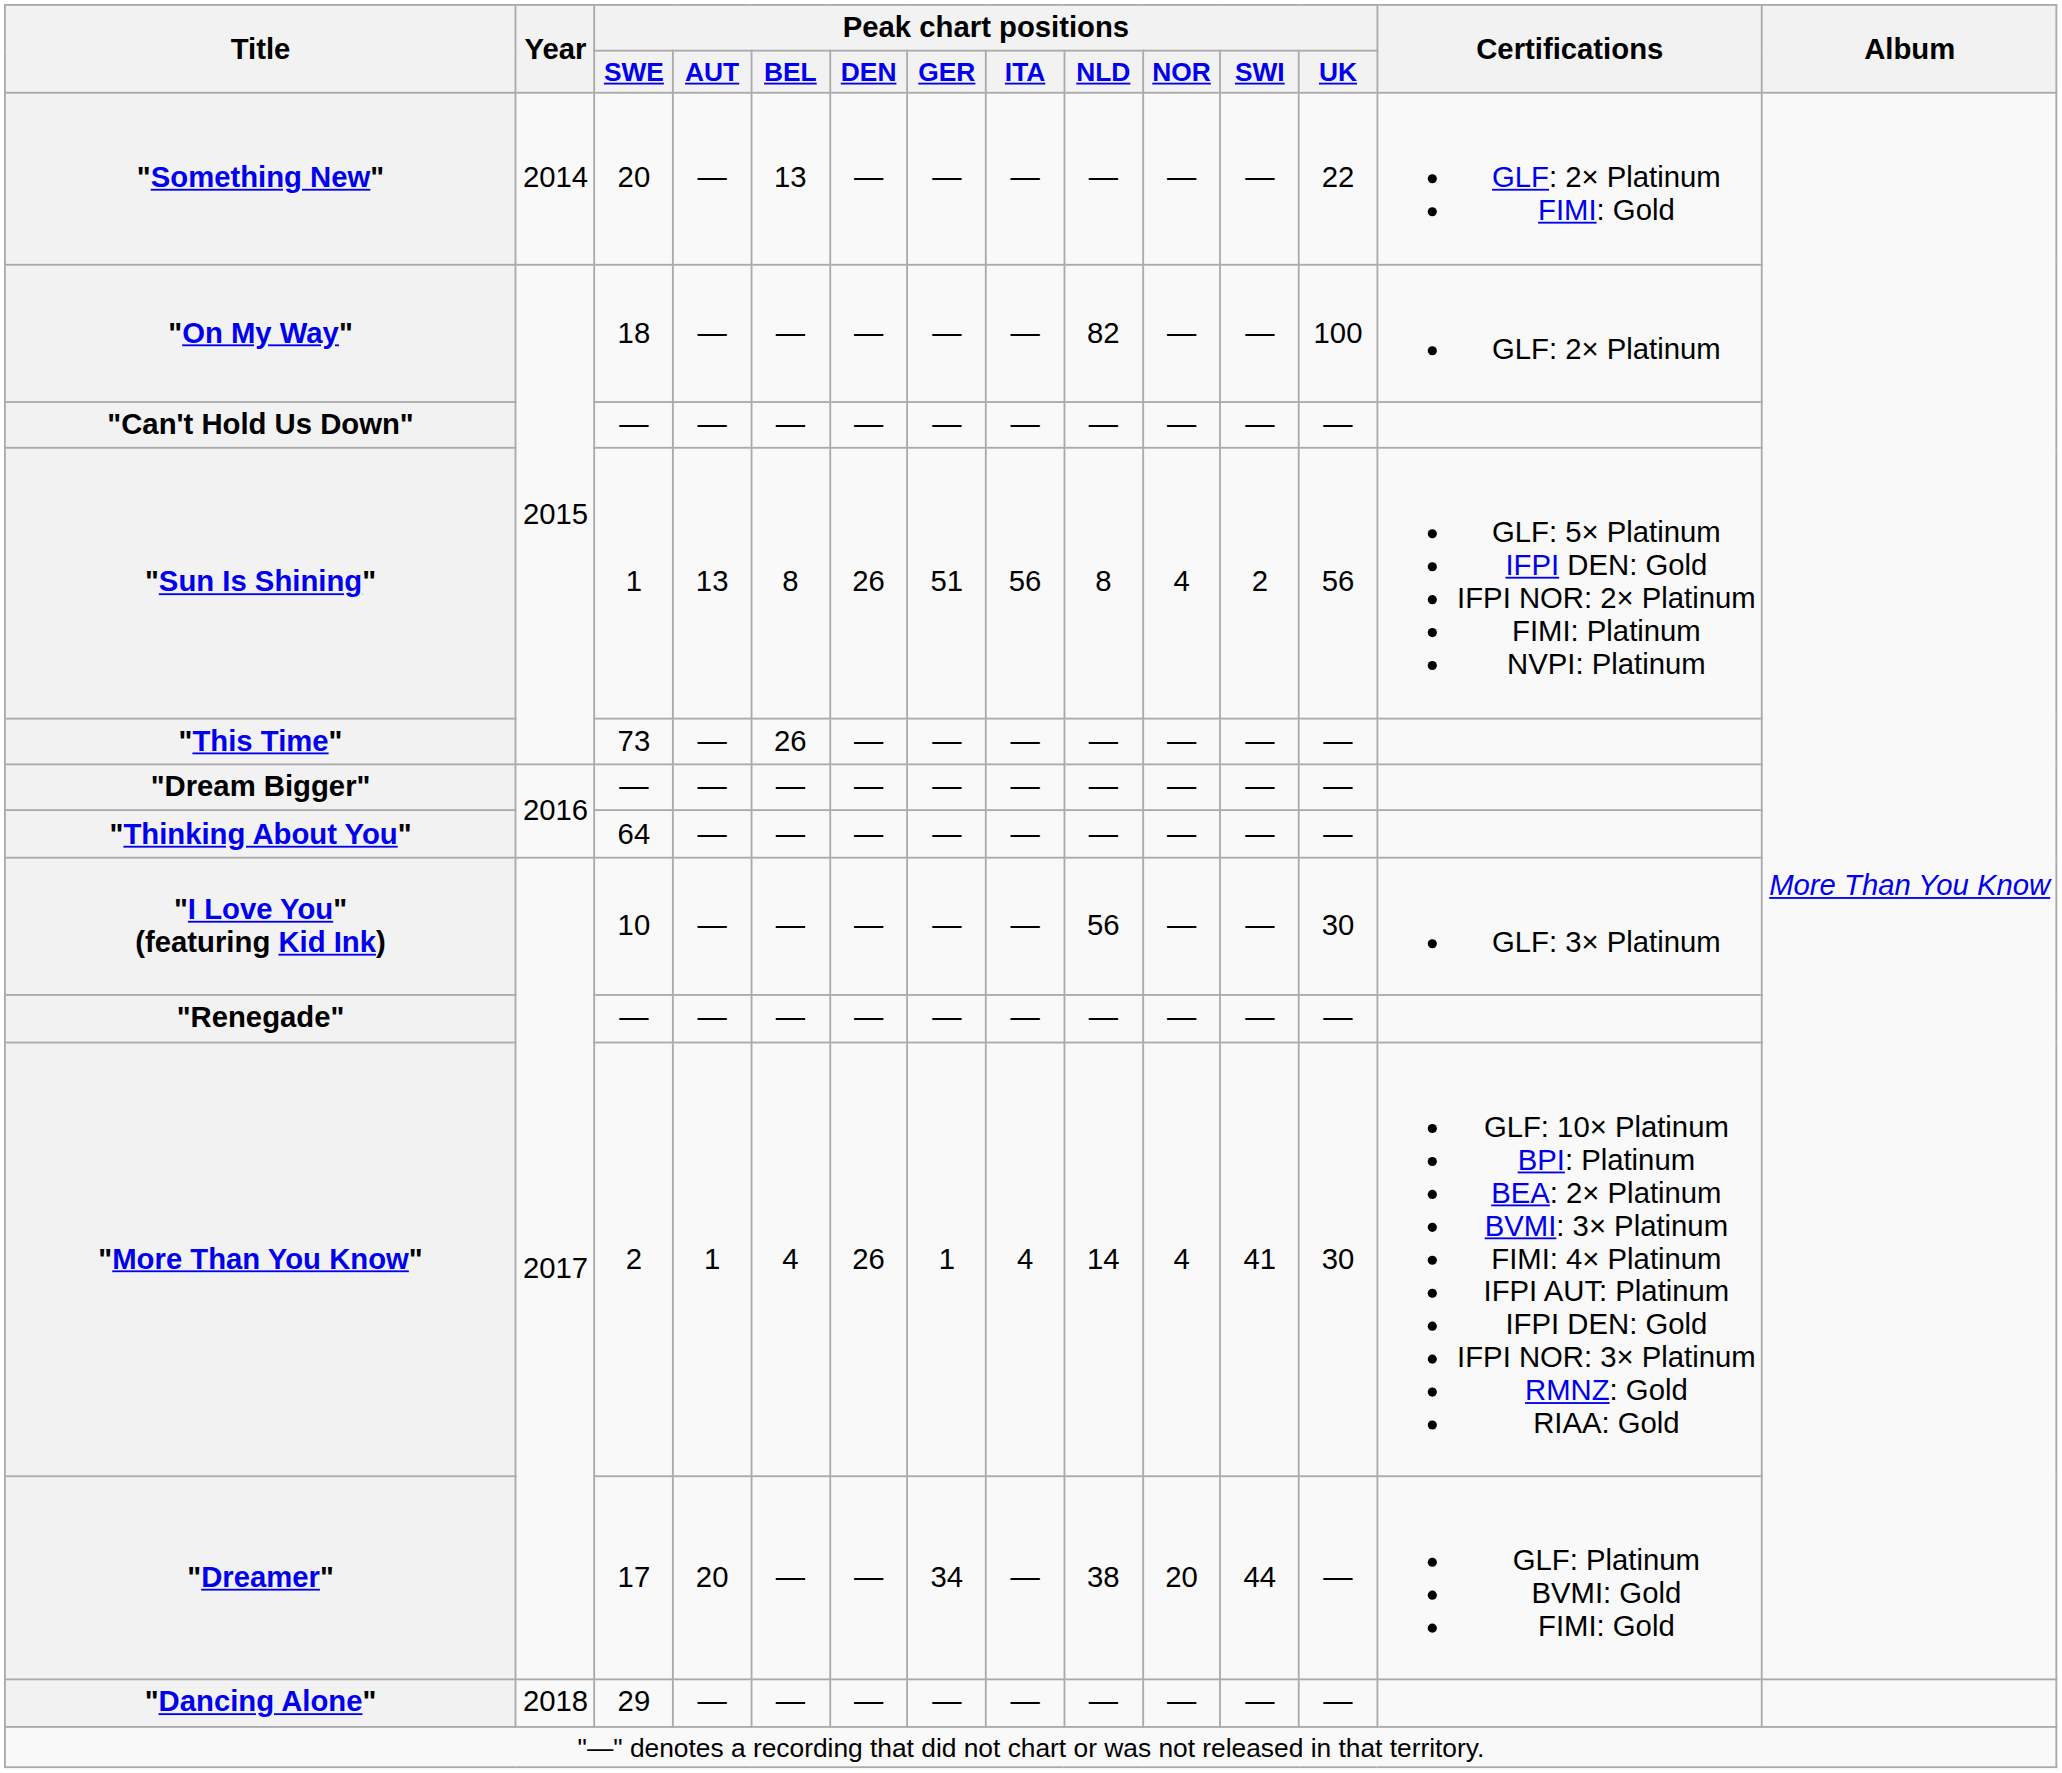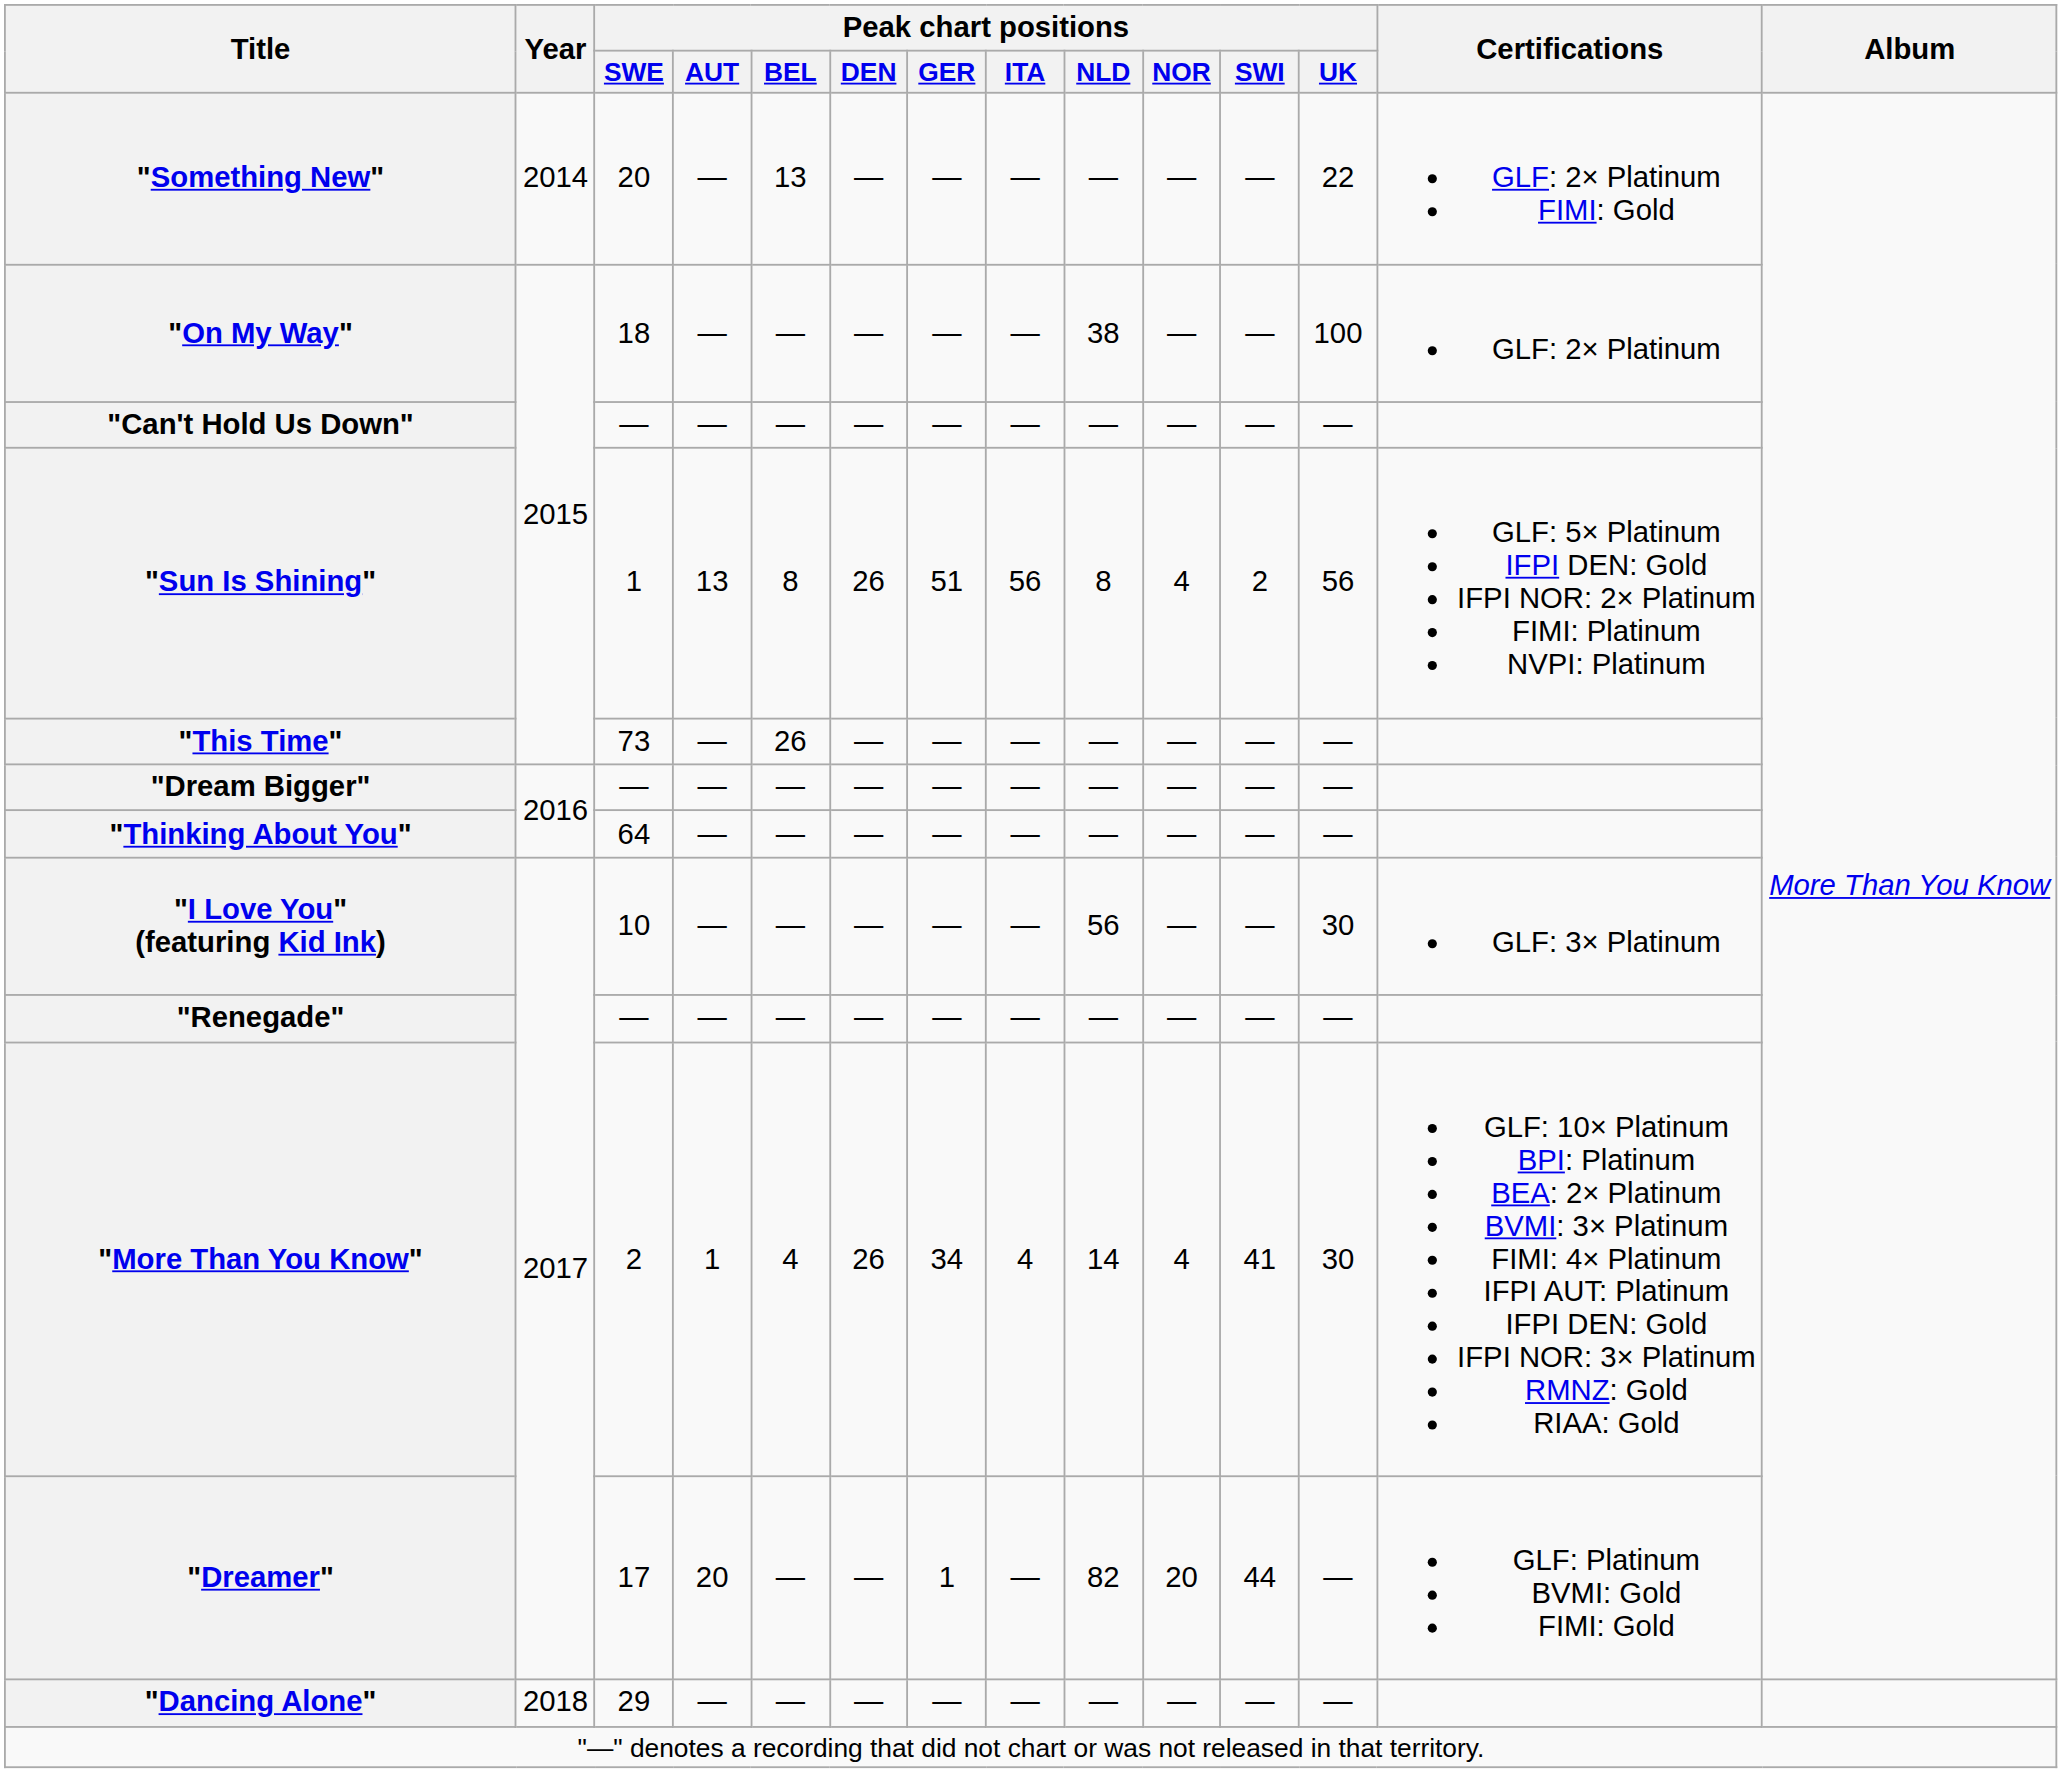(1103, 332) 82 -> (1103, 332) 38
(947, 1258) 1 -> (947, 1258) 34
(947, 1577) 34 -> (947, 1577) 1
(1103, 1577) 38 -> (1103, 1577) 82
